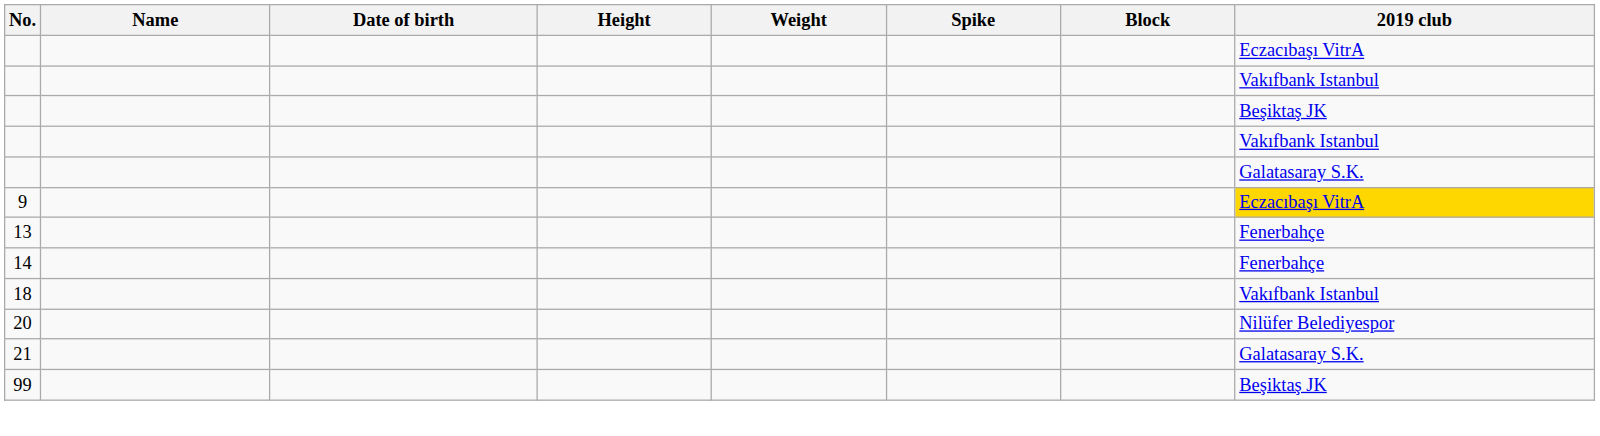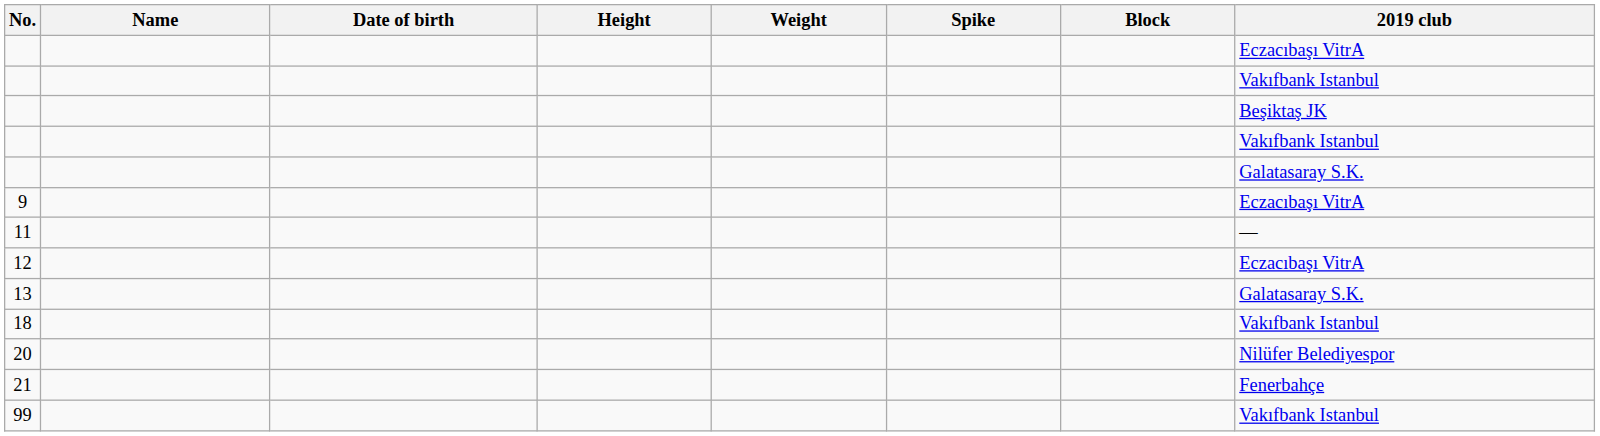(1302, 202) gold background -> (1302, 202) no background
+ row: (23, 232)
+ row: (23, 263)
(1282, 232) Fenerbahçe -> (1301, 293) Galatasaray S.K.
- row: (23, 263)
(1301, 354) Galatasaray S.K. -> (1282, 384) Fenerbahçe
(1283, 384) Beşiktaş JK -> (1309, 415) Vakıfbank Istanbul
